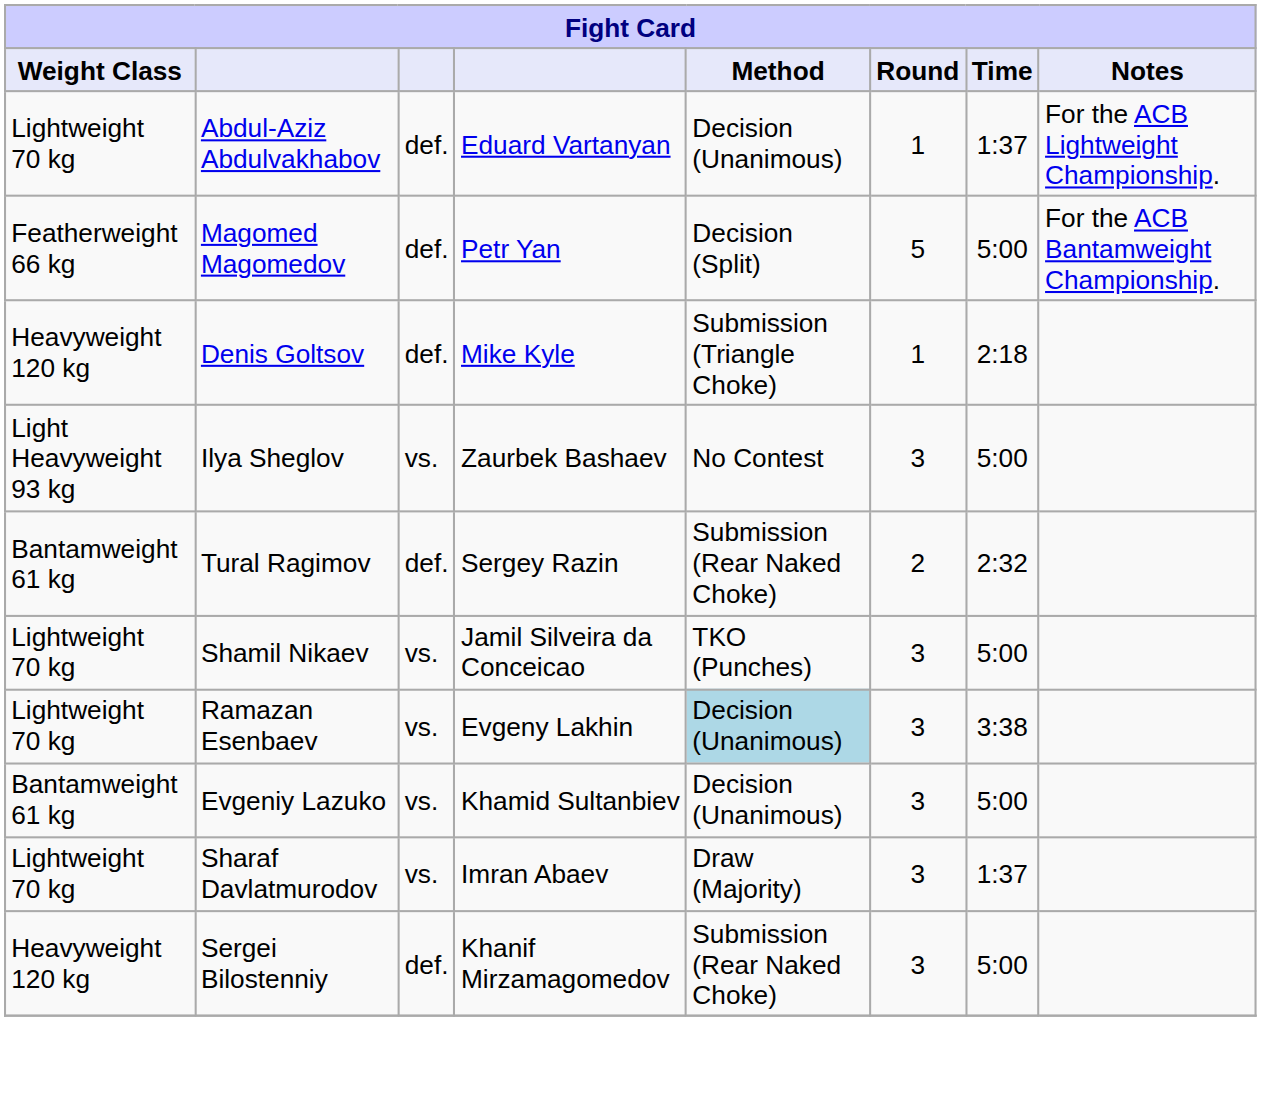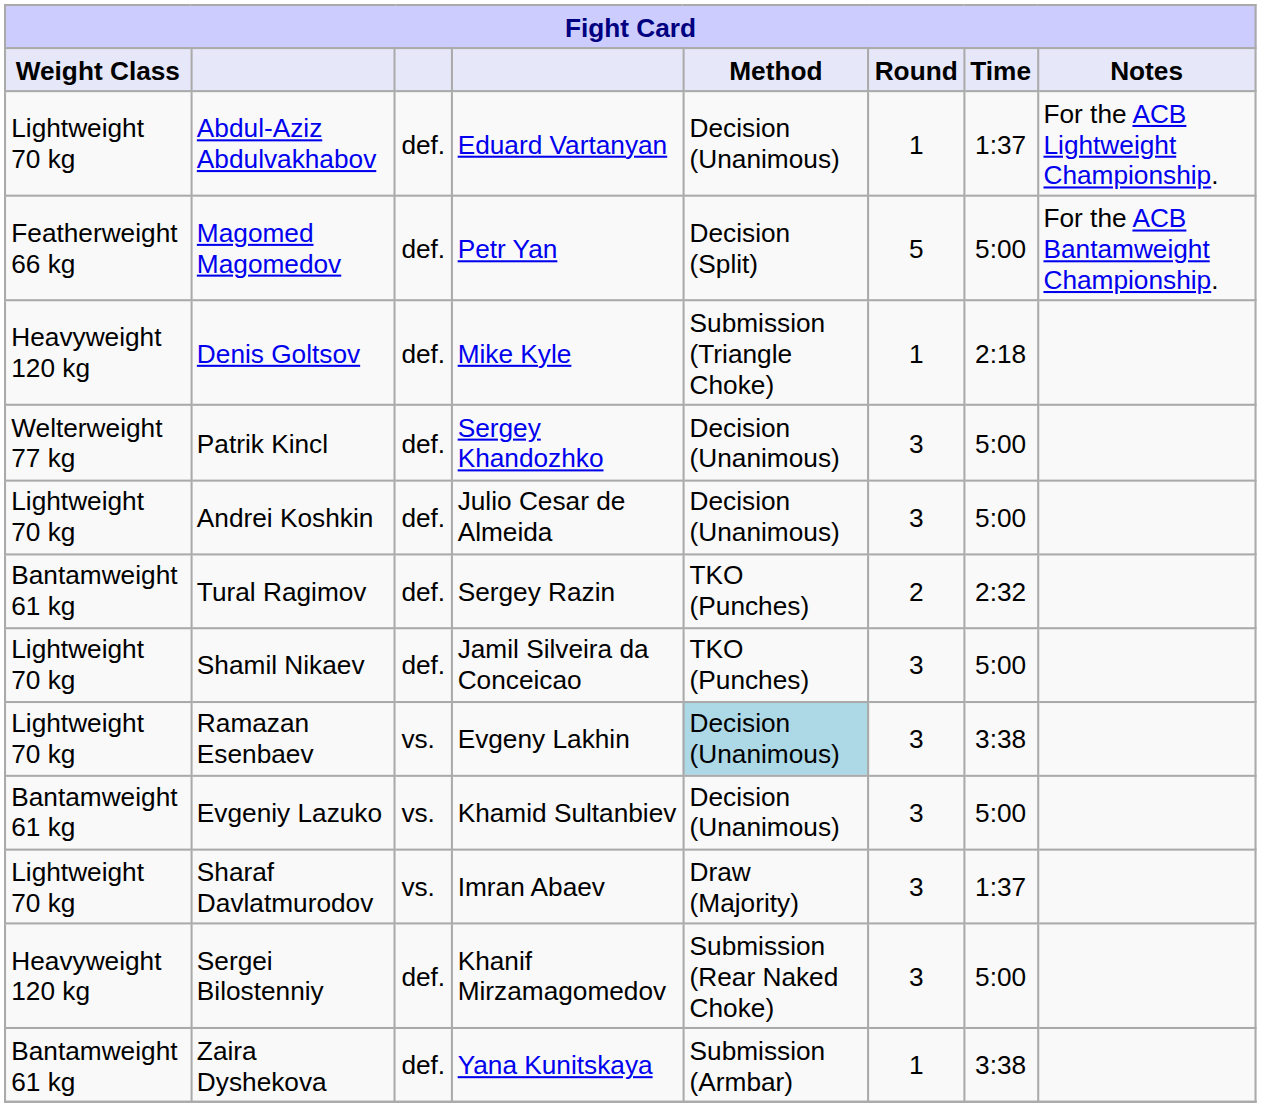+ row: (262, 443)
- row: (272, 458)
+ row: (285, 517)
(767, 563) Submission (Rear Naked Choke) -> (749, 591) TKO (Punches)
(422, 652) vs. -> (423, 665) def.
+ row: (262, 1065)
